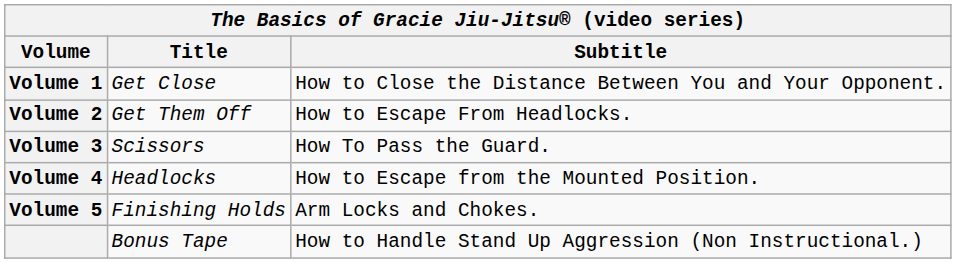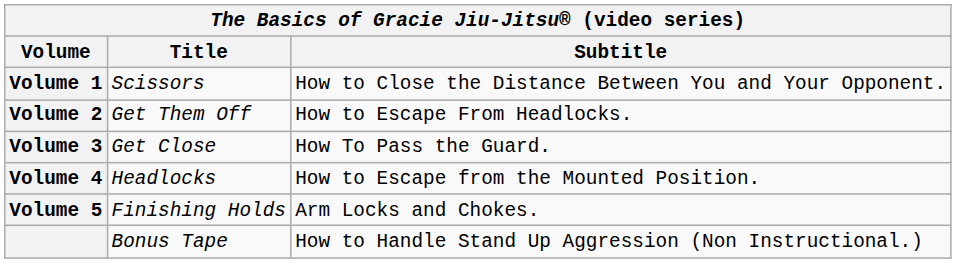(164, 84) Get Close -> (158, 84) Scissors
(158, 147) Scissors -> (164, 147) Get Close
